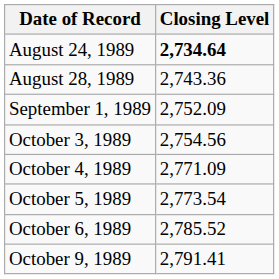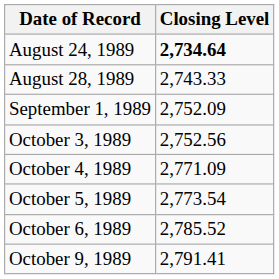(193, 79) 2,743.36 -> (193, 79) 2,743.33
(193, 139) 2,754.56 -> (193, 139) 2,752.56
